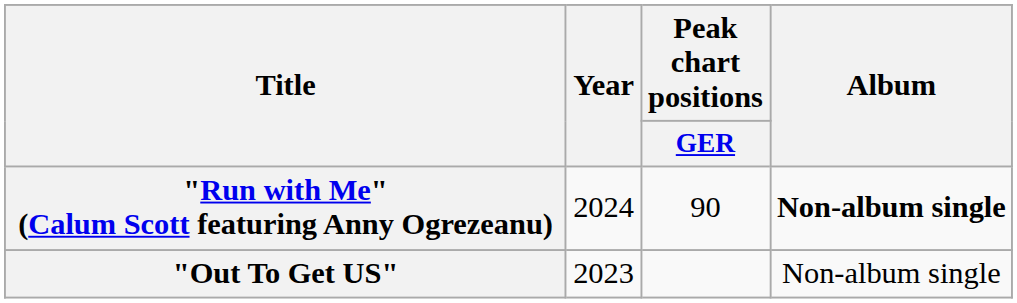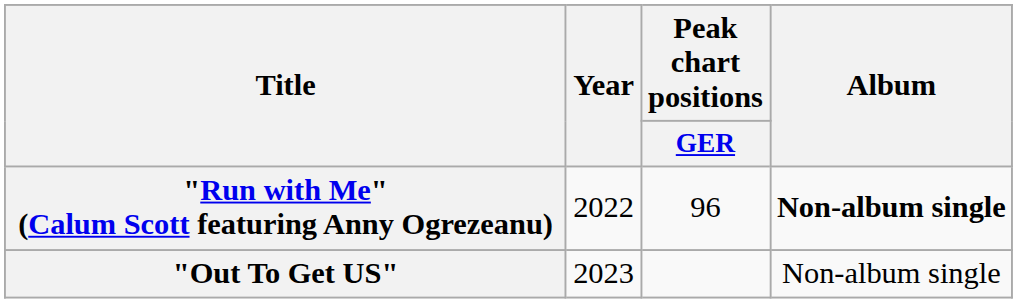(604, 207) 2024 -> (604, 207) 2022
(705, 207) 90 -> (705, 207) 96
